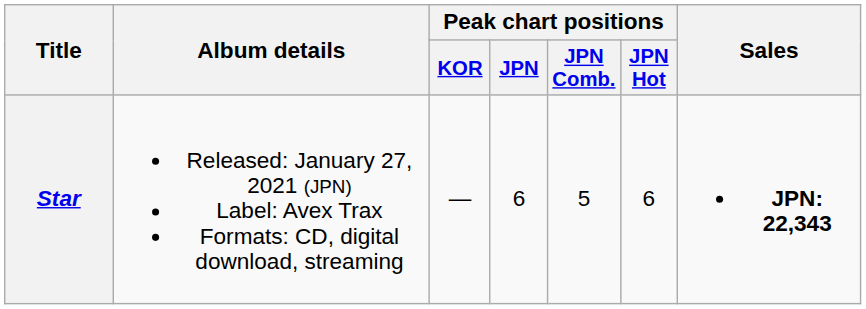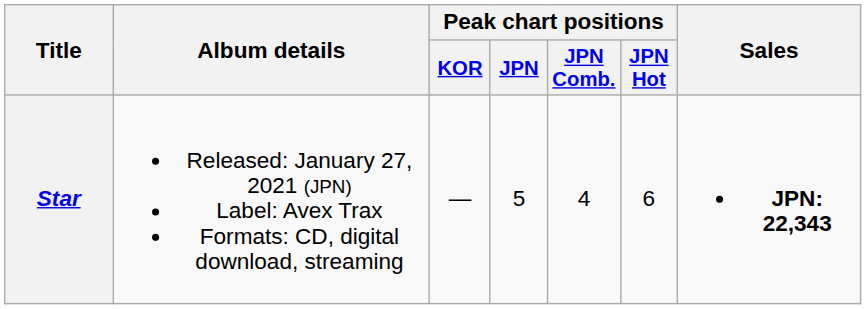(519, 198) 6 -> (519, 198) 5
(584, 198) 5 -> (584, 198) 4
